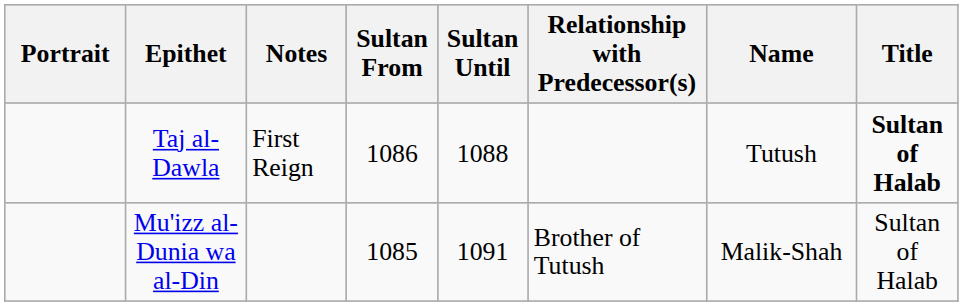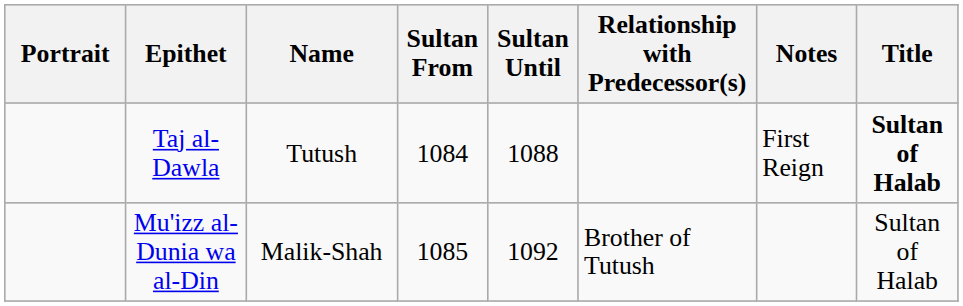columns swapped: (781, 53) <-> (297, 53)
(392, 152) 1086 -> (442, 152) 1084
(483, 251) 1091 -> (533, 251) 1092
